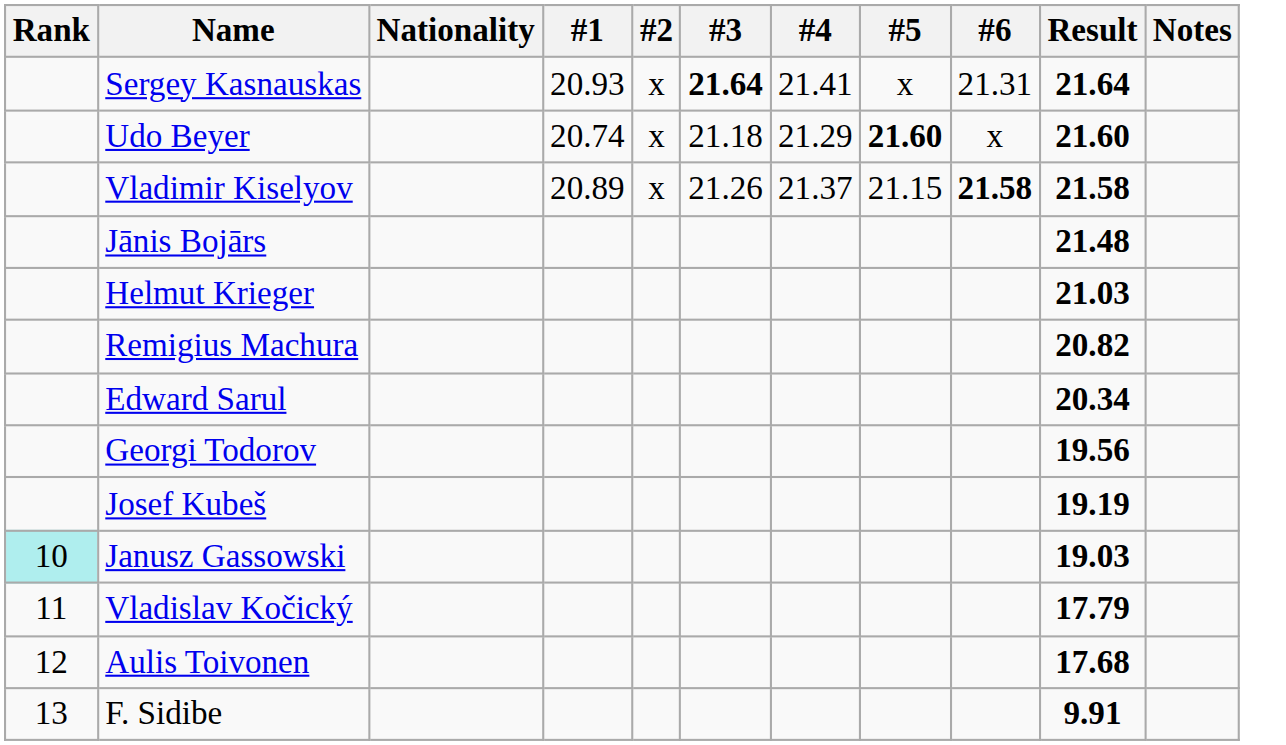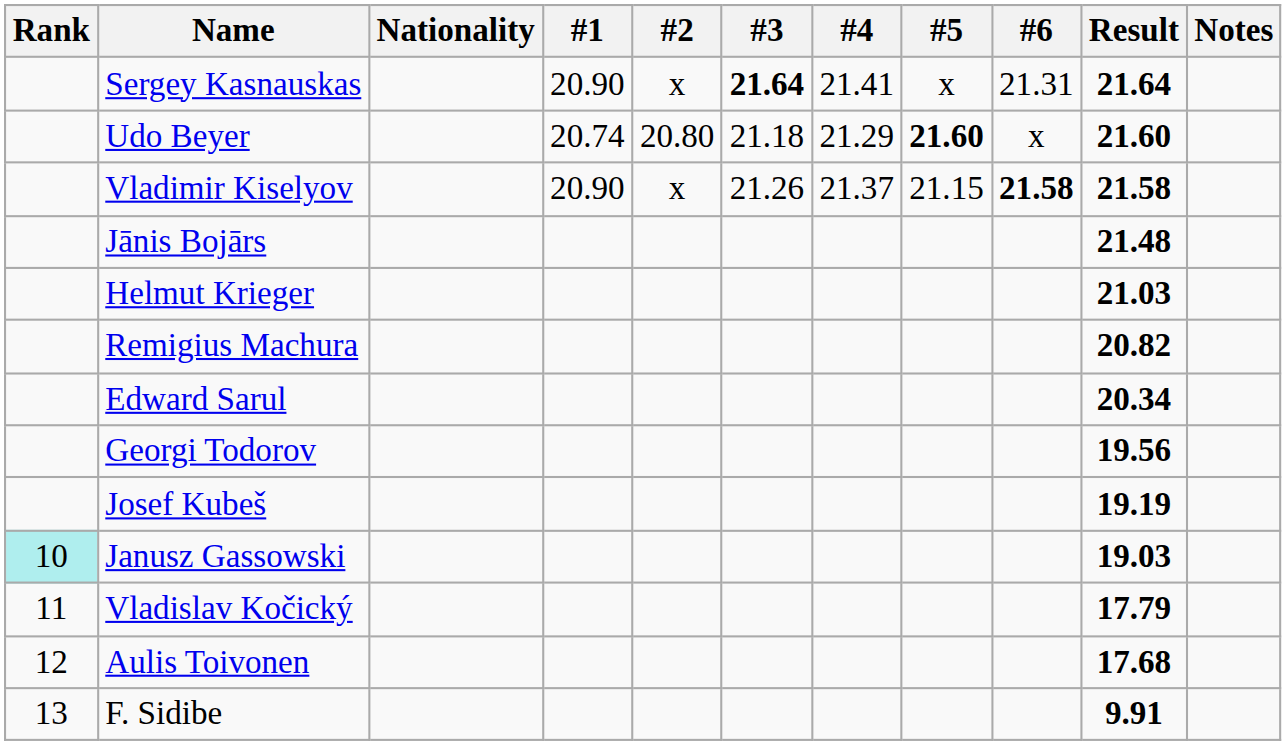(587, 83) 20.93 -> (587, 83) 20.90
(656, 135) x -> (677, 135) 20.80
(587, 188) 20.89 -> (587, 188) 20.90
